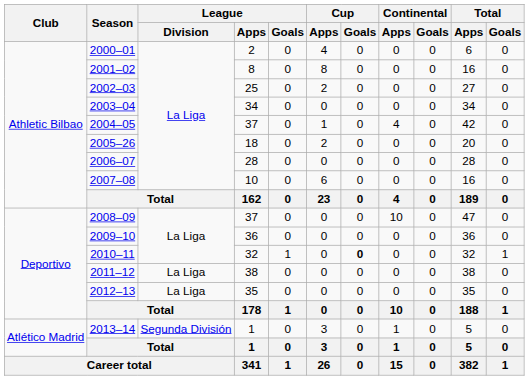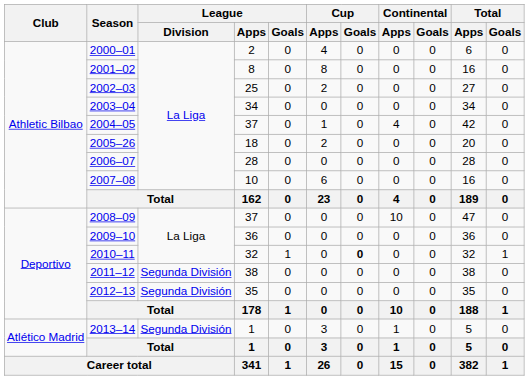(186, 273) La Liga -> (186, 273) Segunda División
(186, 291) La Liga -> (186, 291) Segunda División
